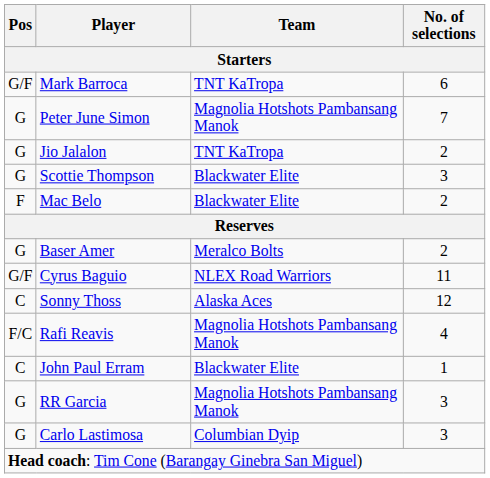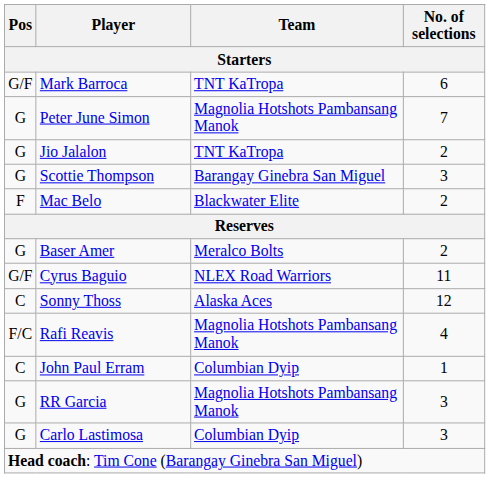(247, 176) Blackwater Elite -> (290, 176) Barangay Ginebra San Miguel
(247, 368) Blackwater Elite -> (247, 368) Columbian Dyip
